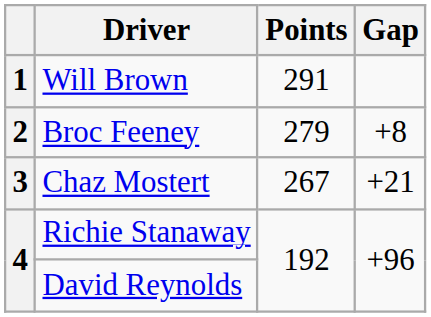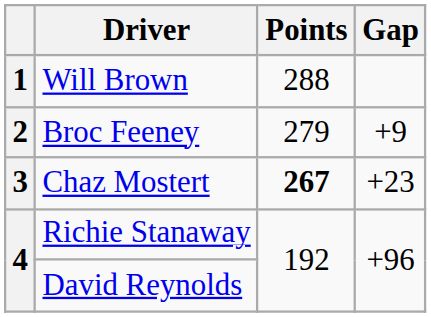(306, 80) 291 -> (306, 80) 288
(391, 131) +8 -> (391, 131) +9
(306, 182) normal -> (306, 182) bold
(391, 182) +21 -> (391, 182) +23
